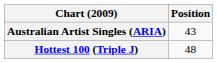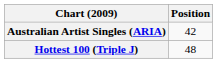(191, 31) 43 -> (191, 31) 42
